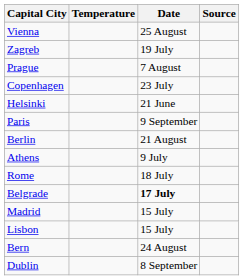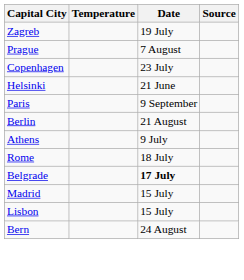- row: (23, 31)
- row: (23, 265)
